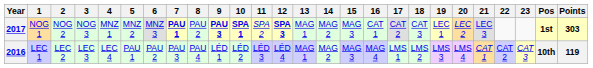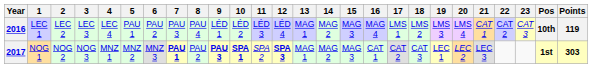rows swapped: (16, 52) <-> (16, 29)
